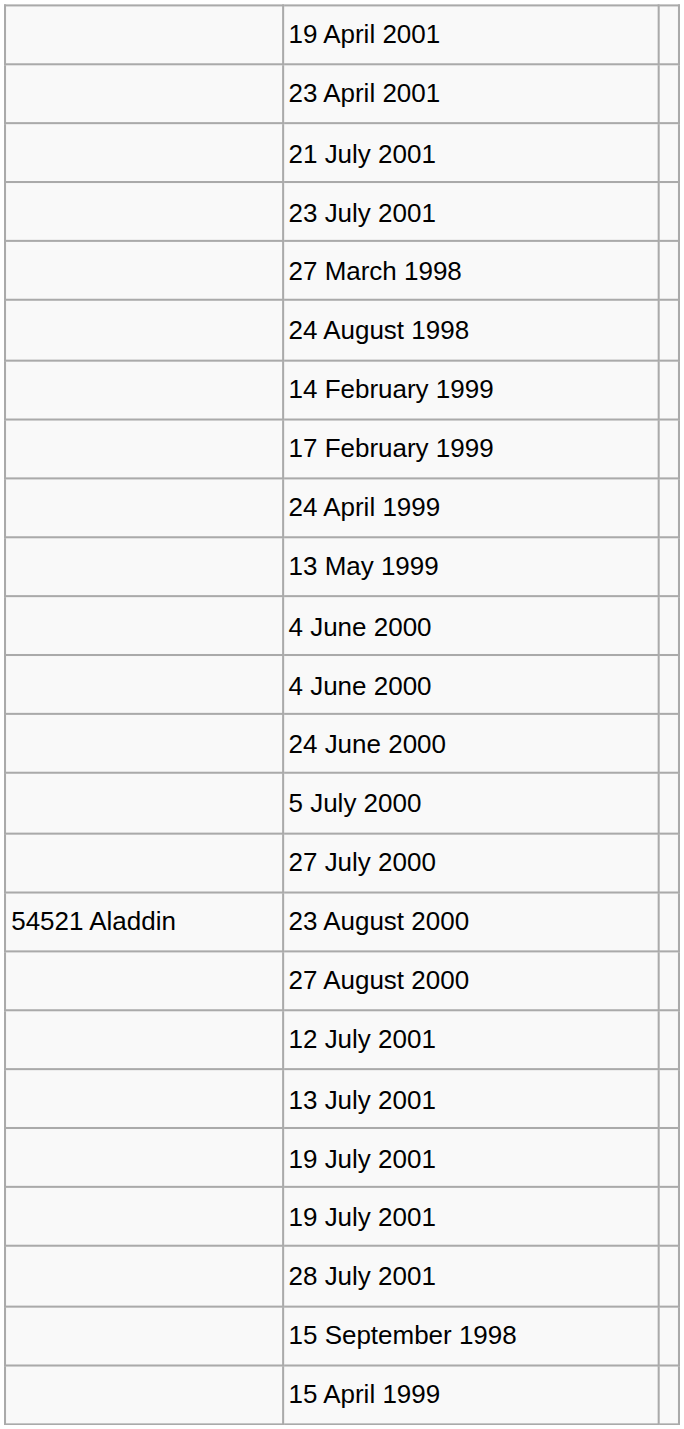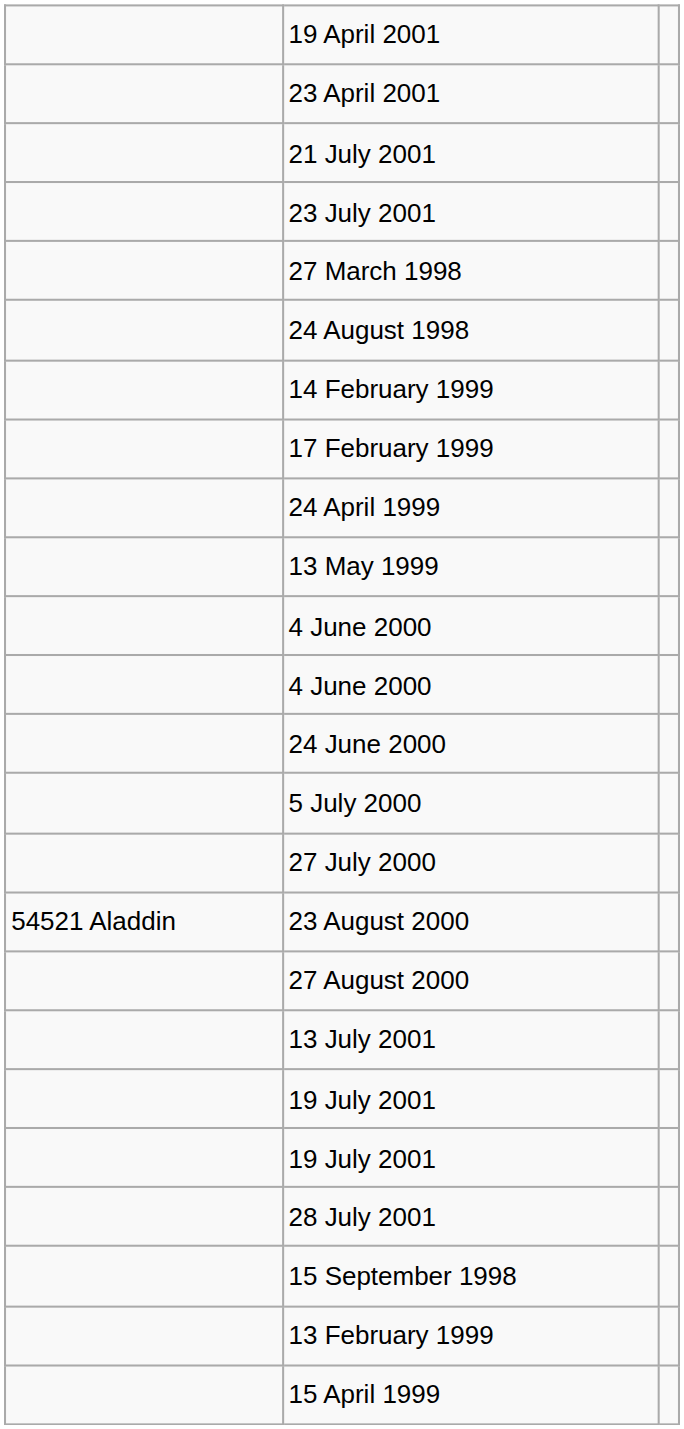- row: (144, 1040)
+ row: (144, 1335)
